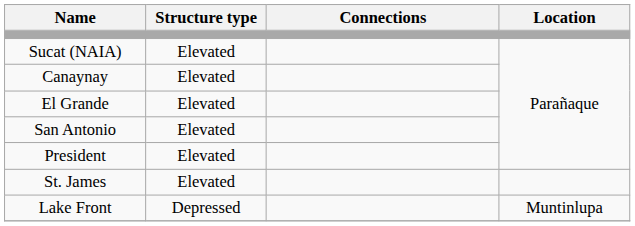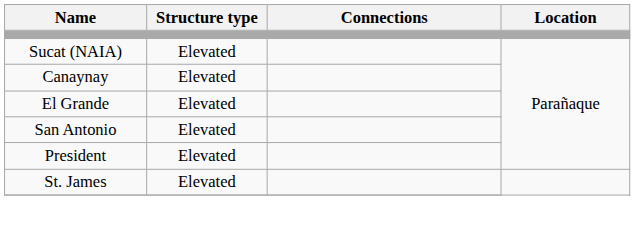- row: (75, 208)
